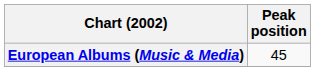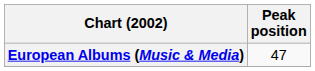(279, 54) 45 -> (279, 54) 47
